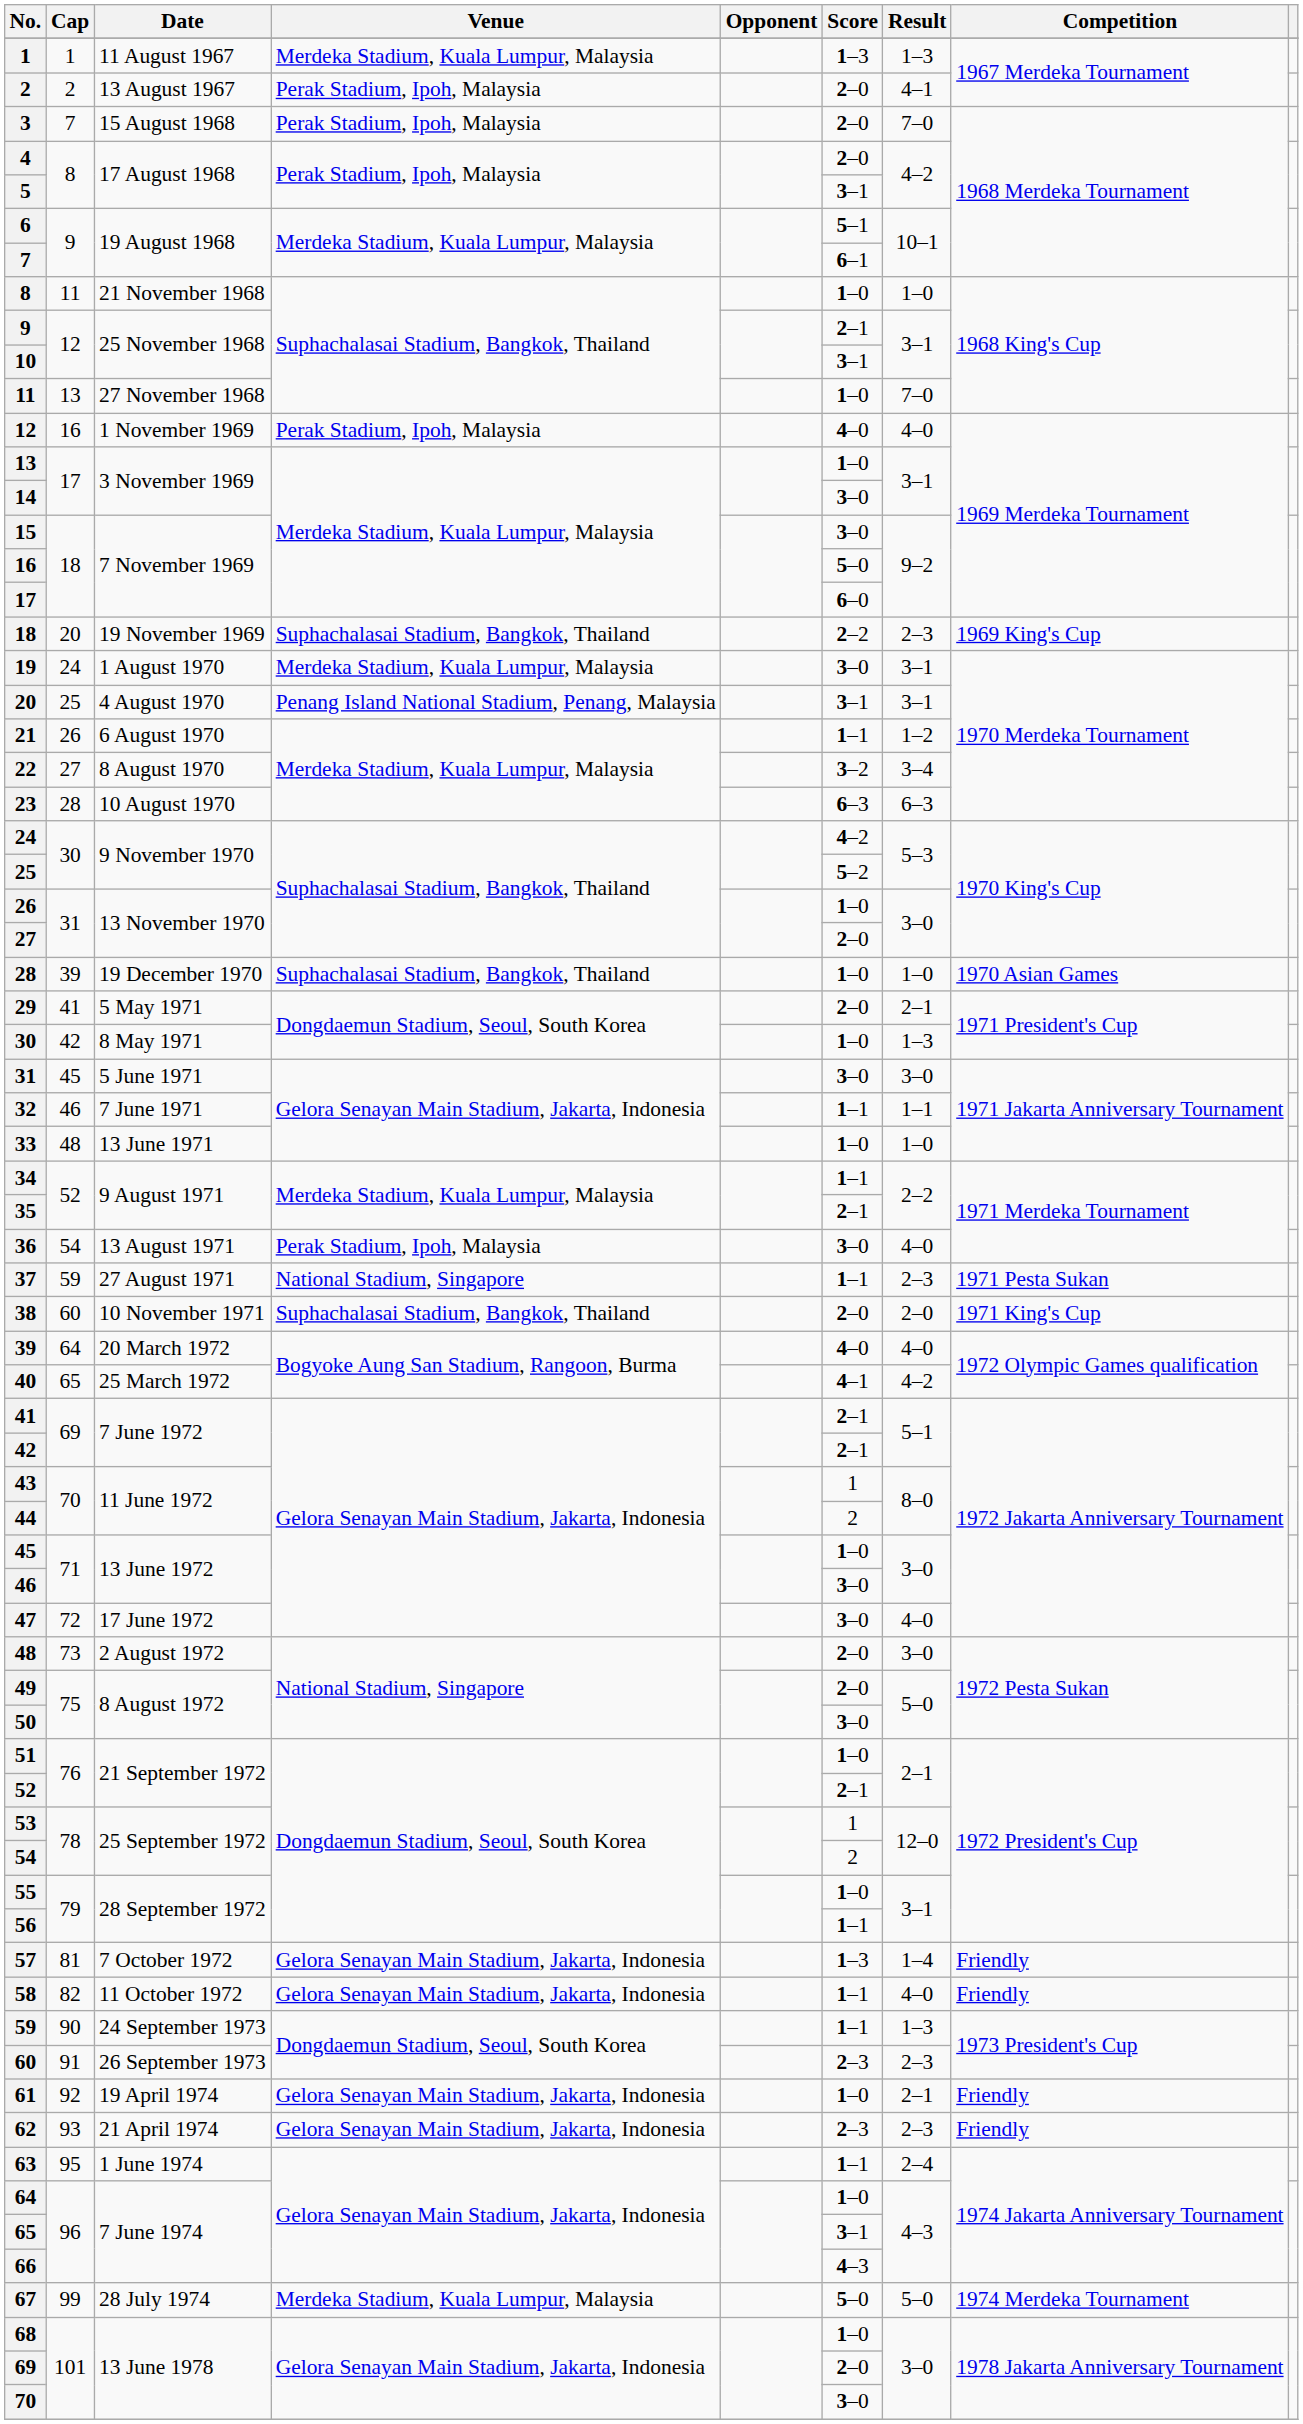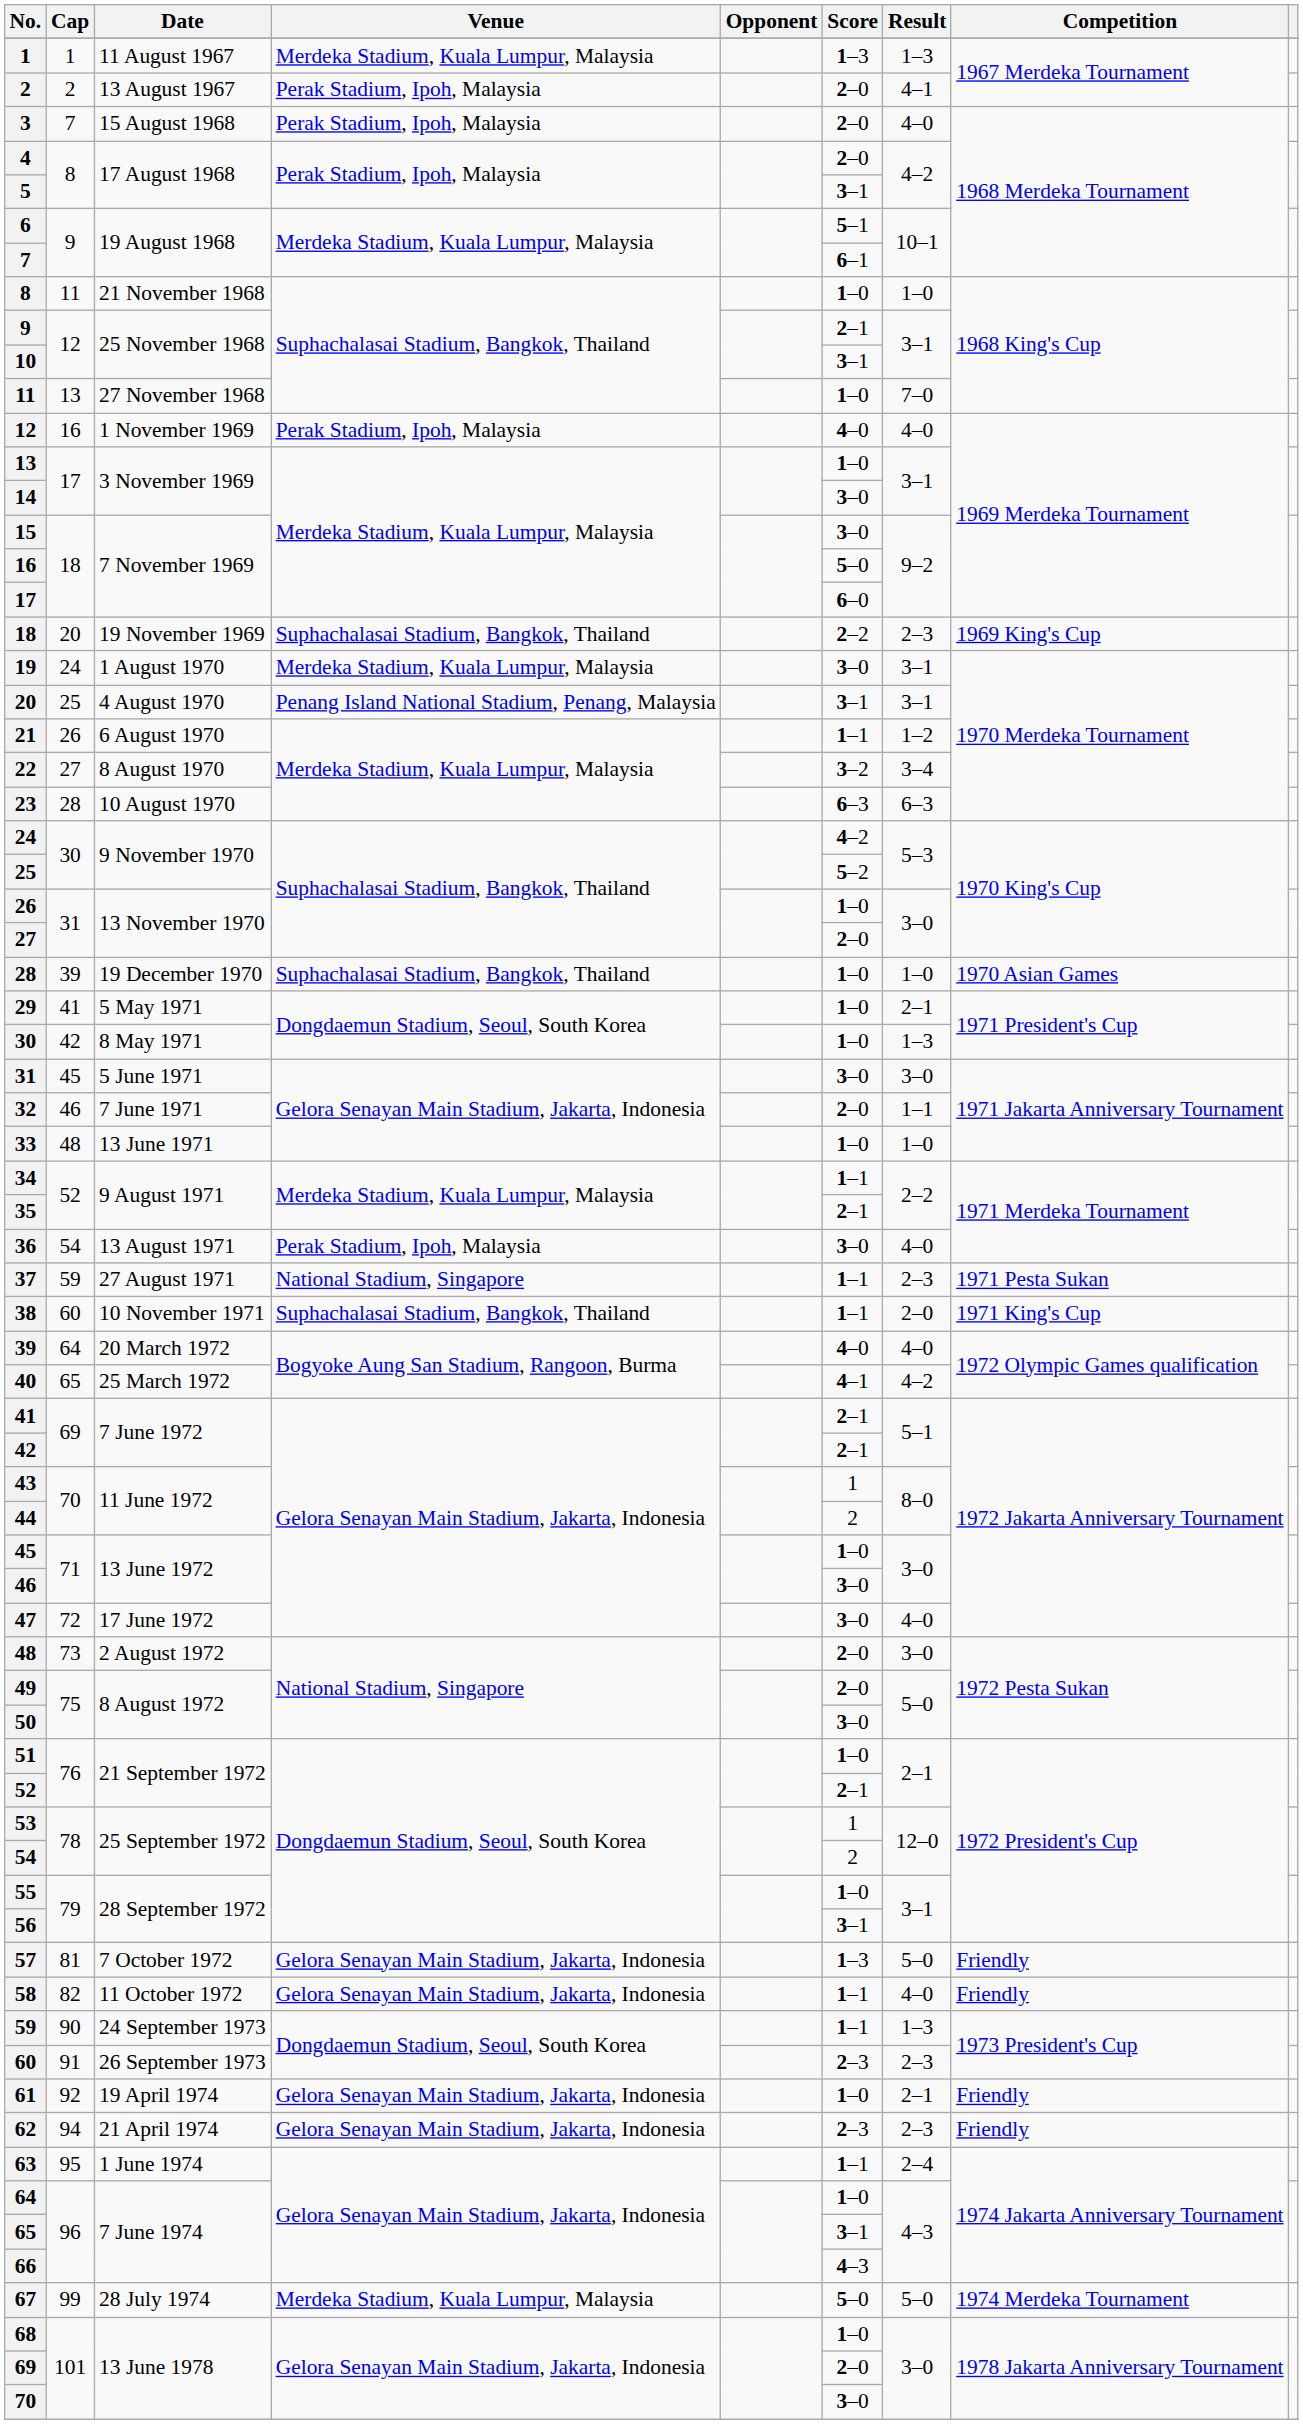(917, 123) 7–0 -> (917, 123) 4–0
(853, 1007) 2–0 -> (853, 1007) 1–0
(853, 1109) 1–1 -> (853, 1109) 2–0
(853, 1313) 2–0 -> (853, 1313) 1–1
(853, 1925) 1–1 -> (853, 1925) 3–1
(917, 1959) 1–4 -> (917, 1959) 5–0
(70, 2129) 93 -> (70, 2129) 94
